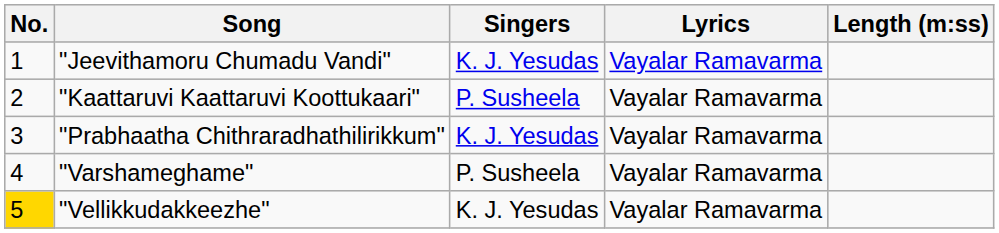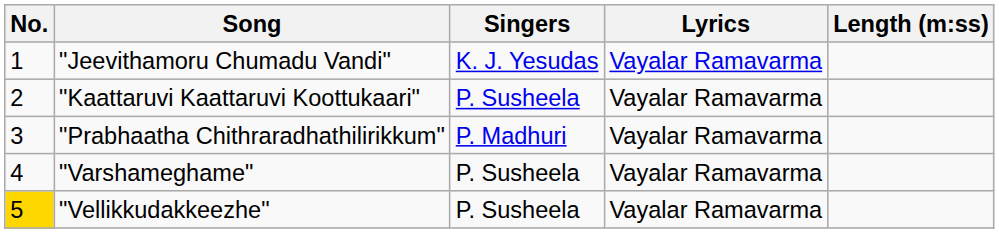(527, 136) K. J. Yesudas -> (511, 136) P. Madhuri
(527, 210) K. J. Yesudas -> (518, 210) P. Susheela
